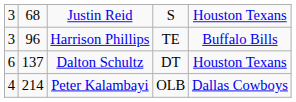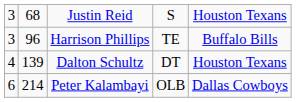(11, 62) 6 -> (11, 62) 4
(33, 62) 137 -> (33, 62) 139
(11, 85) 4 -> (11, 85) 6
